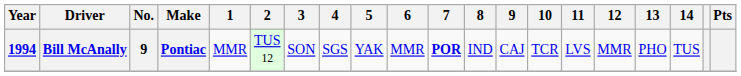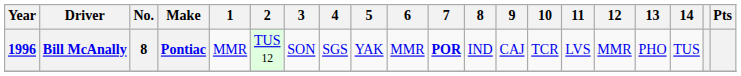(22, 49) 1994 -> (22, 49) 1996
(144, 49) 9 -> (144, 49) 8
